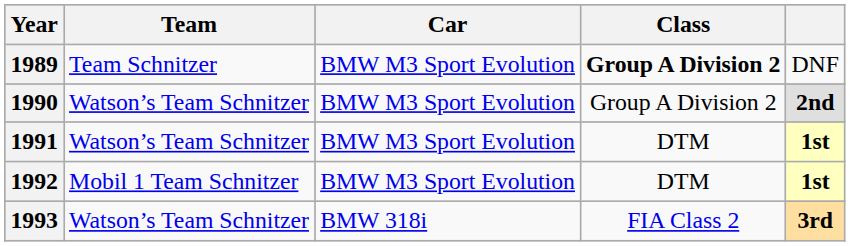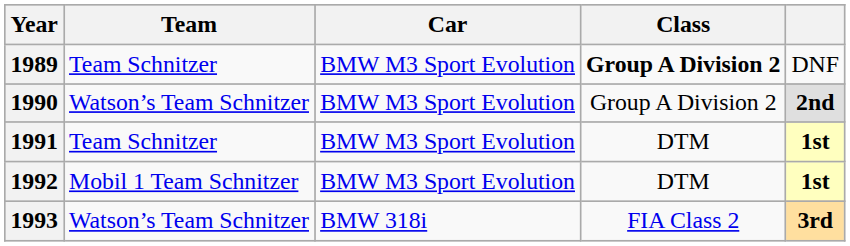(189, 142) Watson’s Team Schnitzer -> (143, 142) Team Schnitzer
